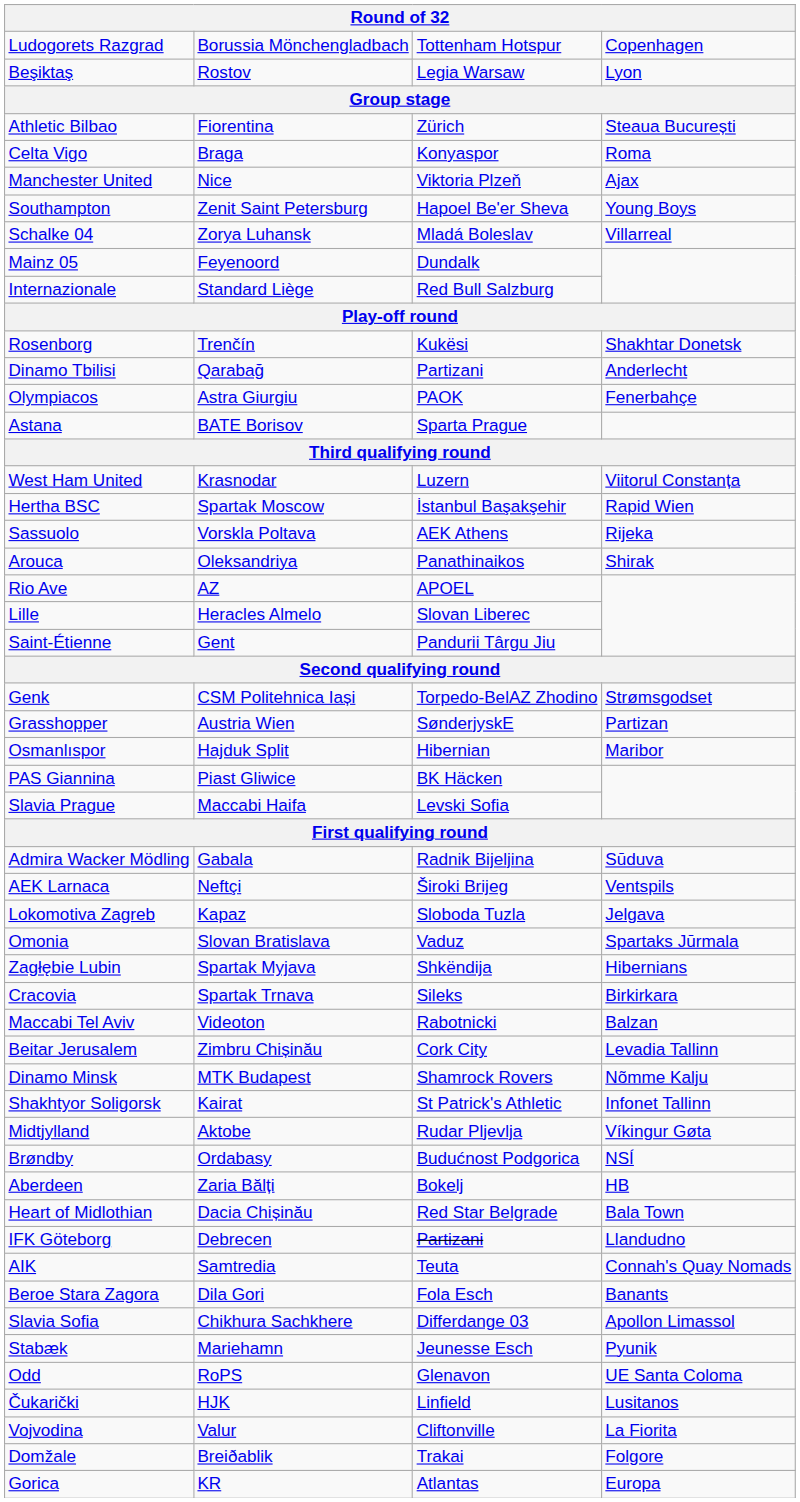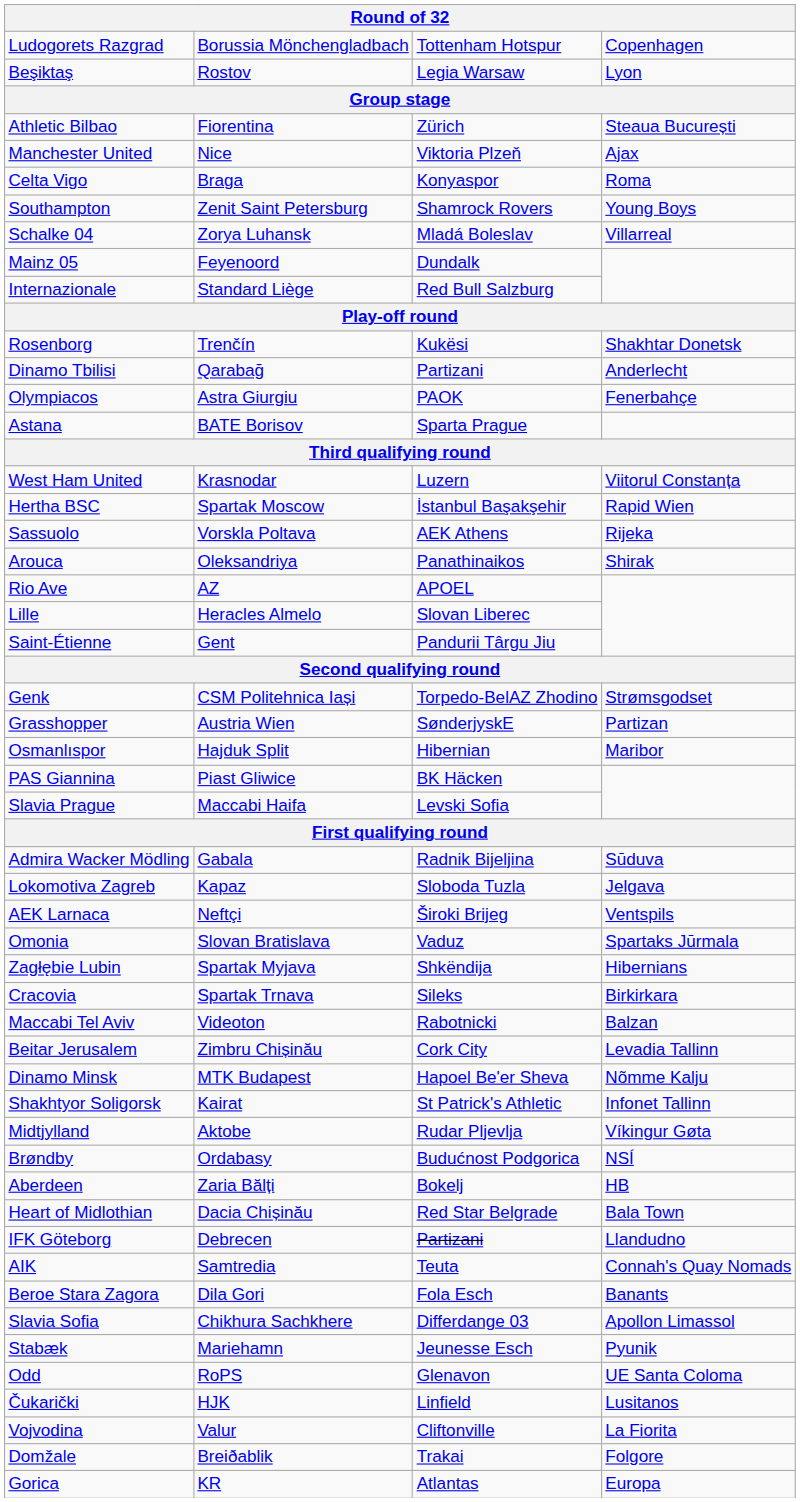rows swapped: (48, 153) <-> (80, 180)
(493, 208) Hapoel Be'er Sheva -> (485, 208) Shamrock Rovers
rows swapped: (82, 914) <-> (59, 886)
(485, 1076) Shamrock Rovers -> (493, 1076) Hapoel Be'er Sheva
